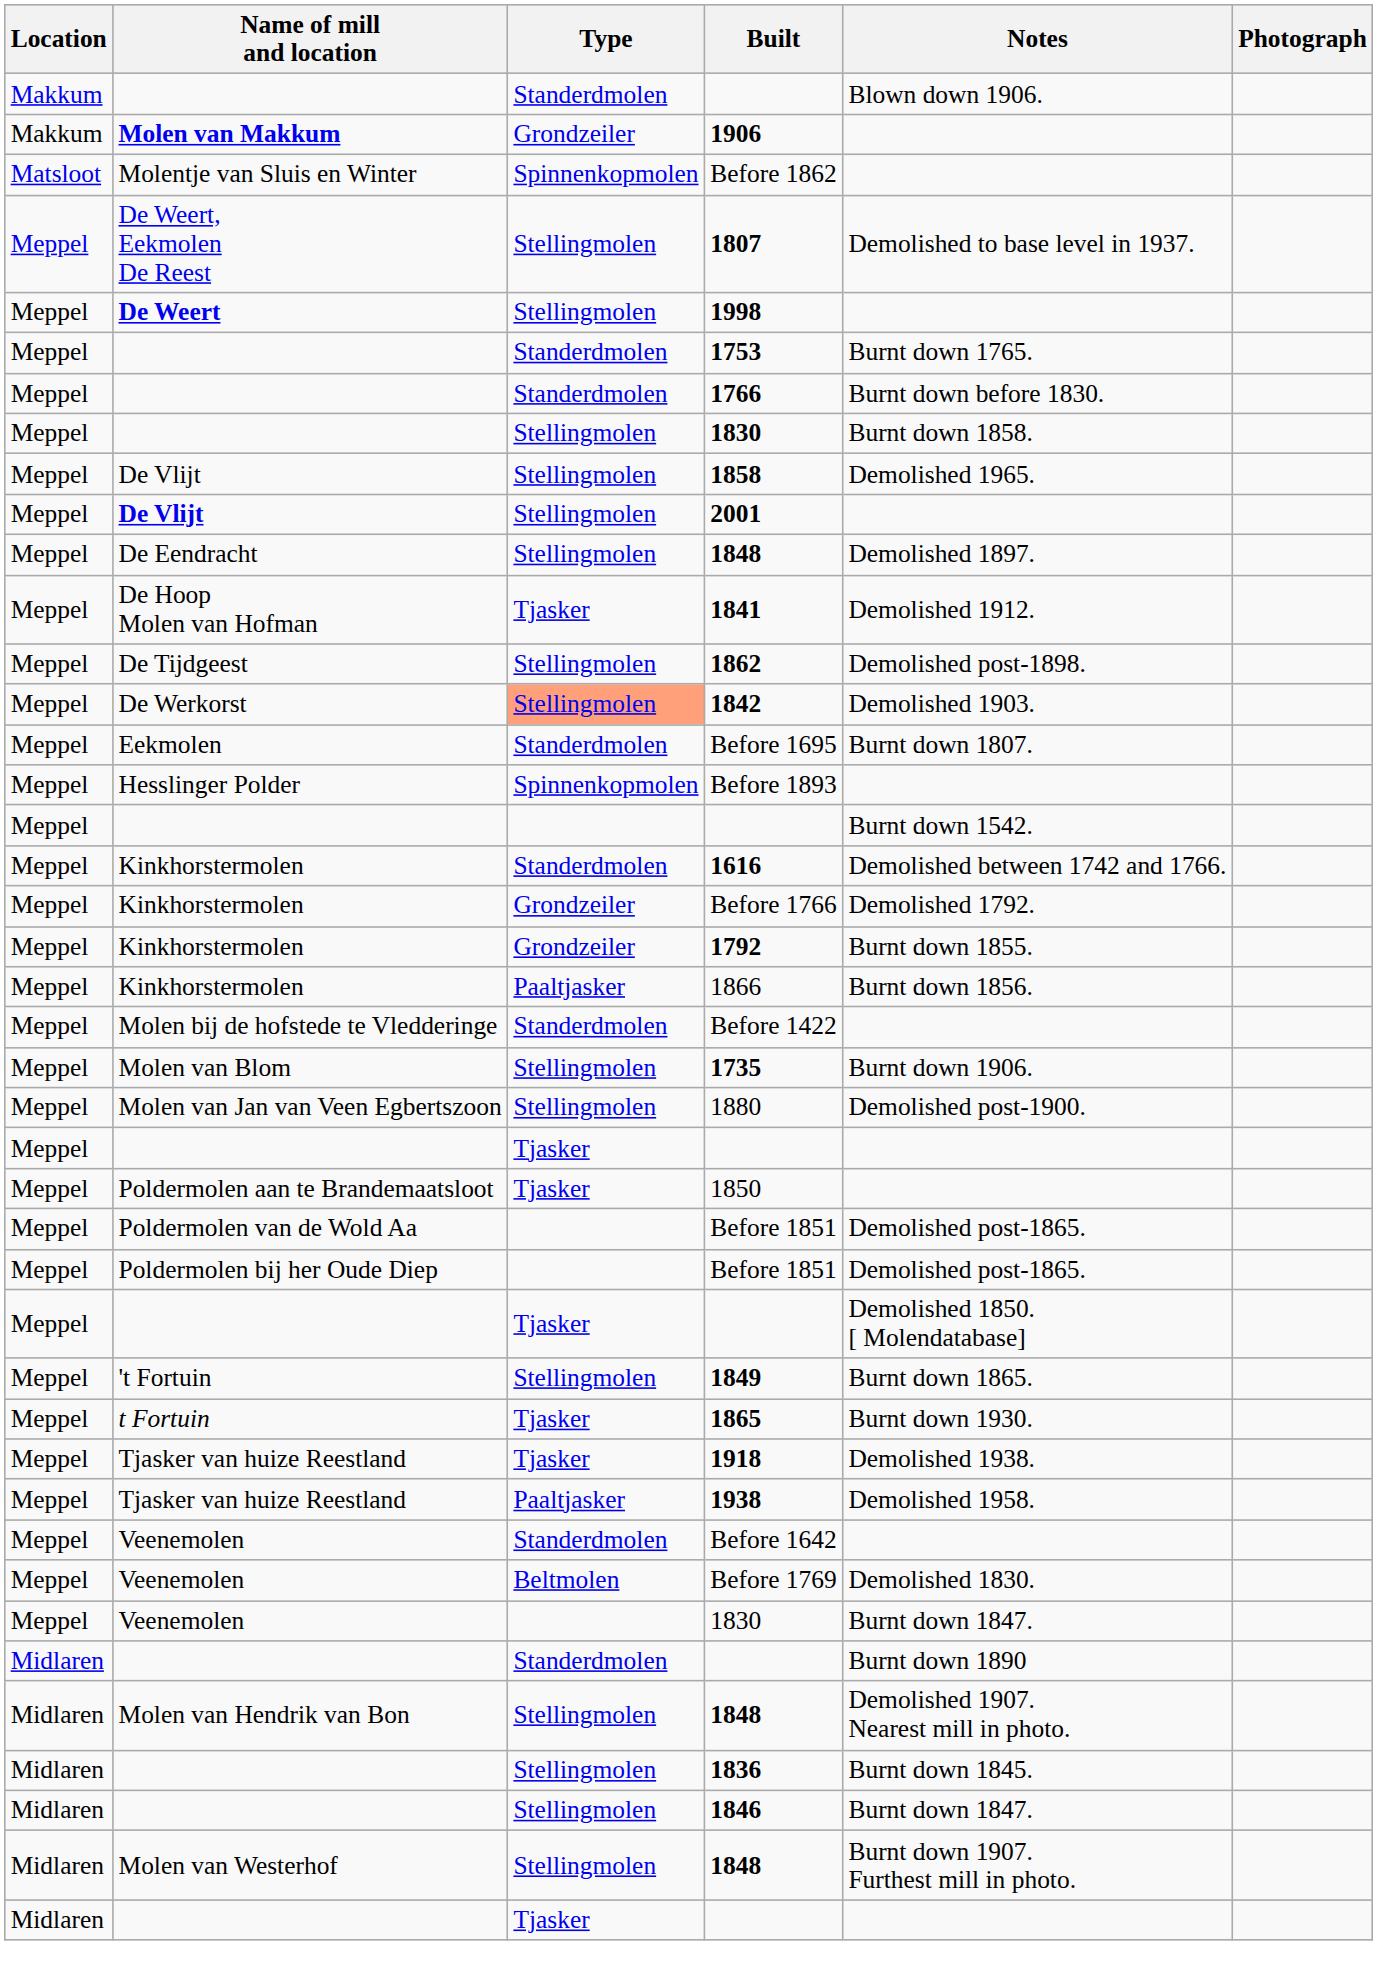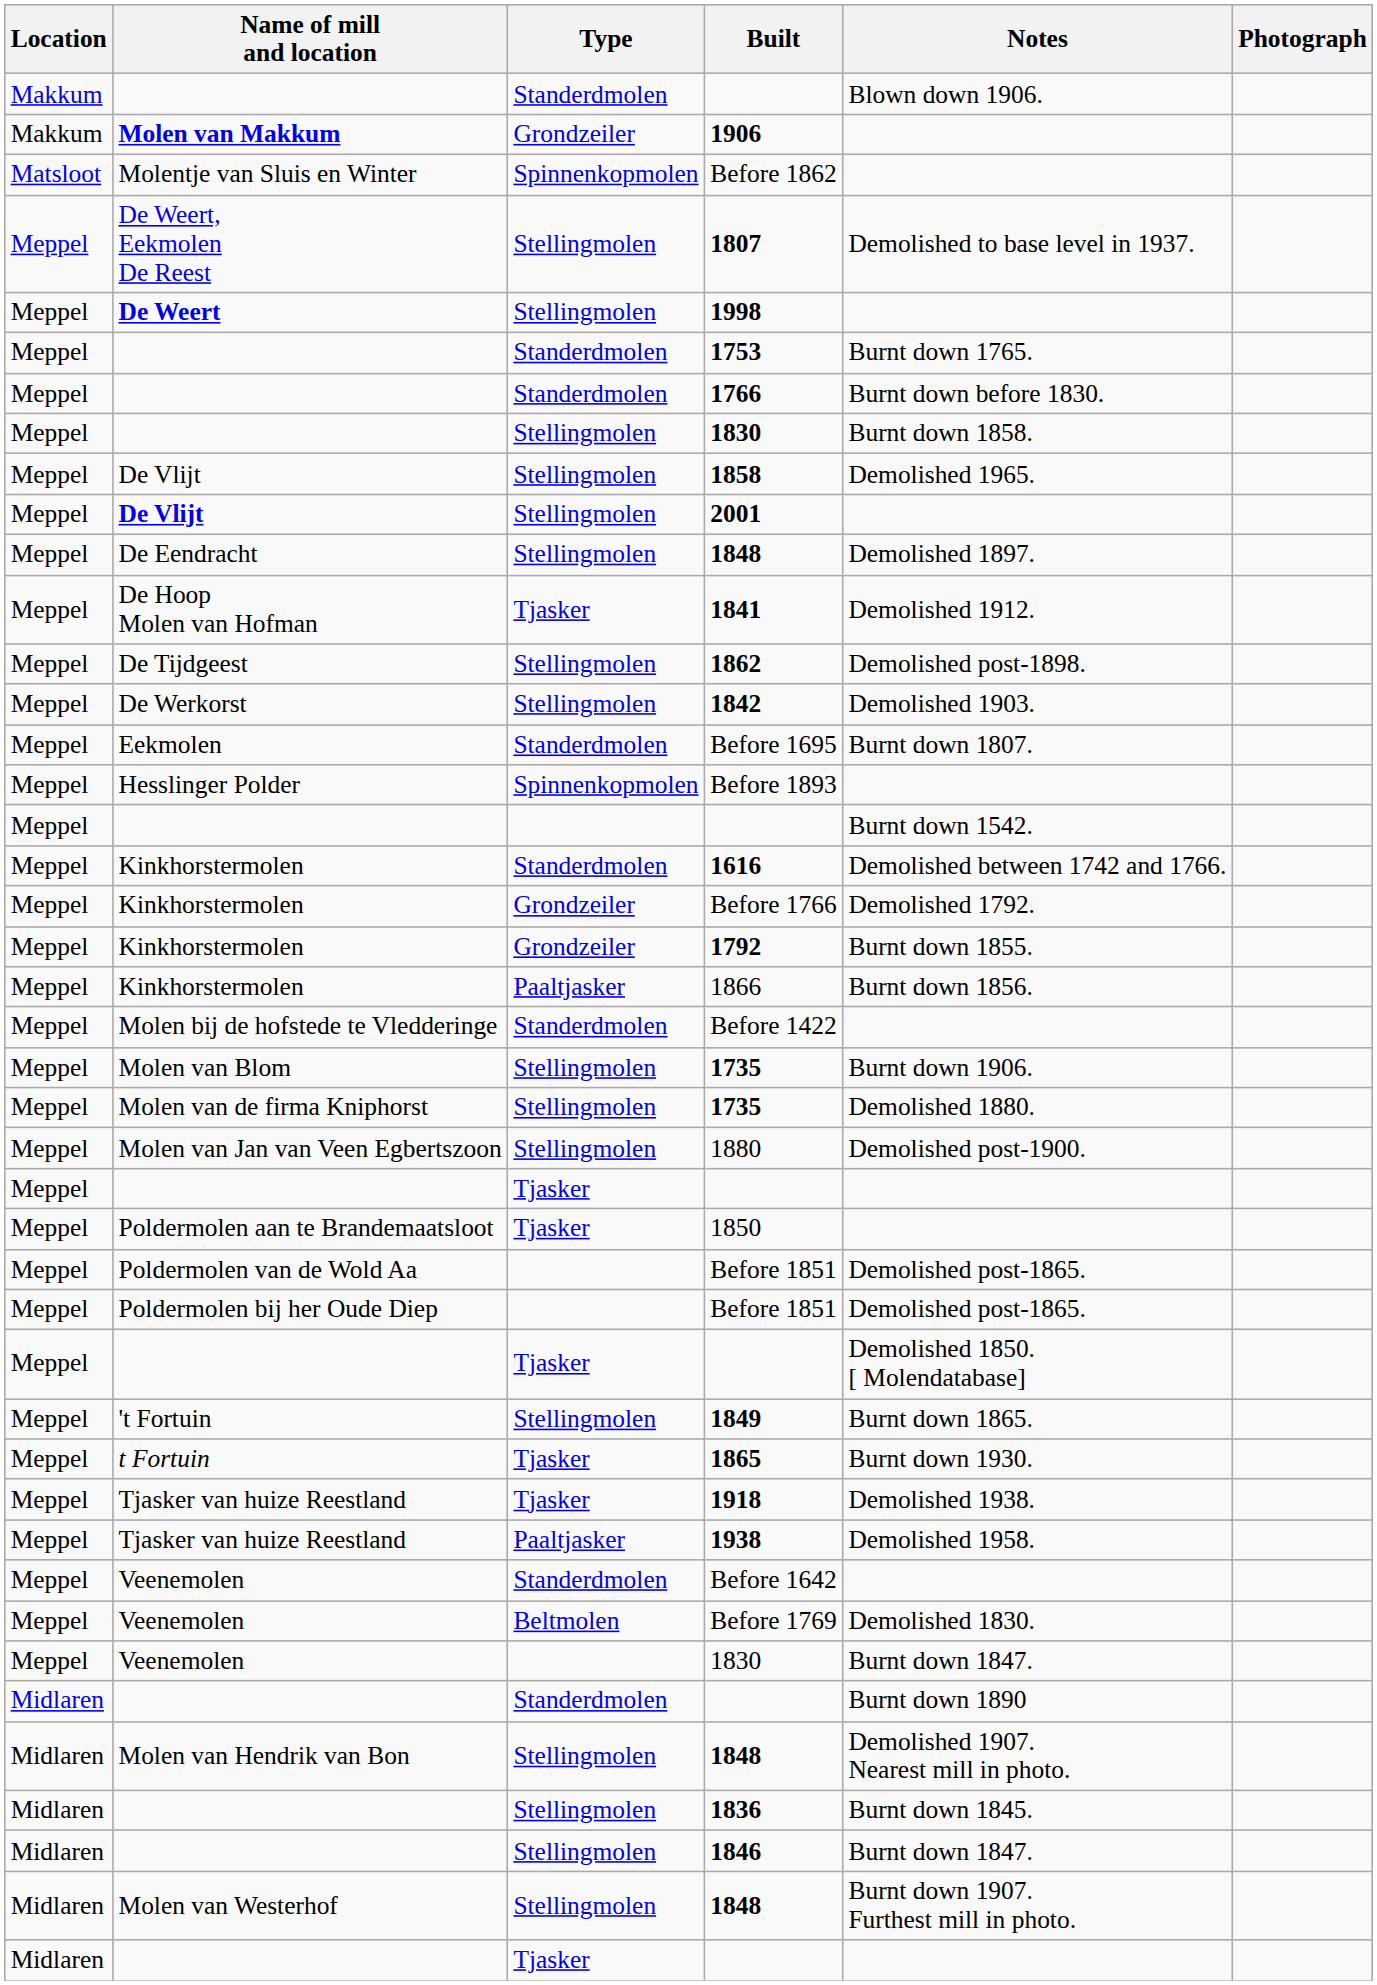(585, 704) lightsalmon background -> (585, 704) no background
+ row: (273, 1107)
